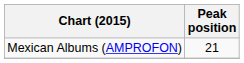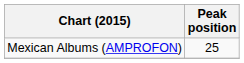(212, 48) 21 -> (212, 48) 25
